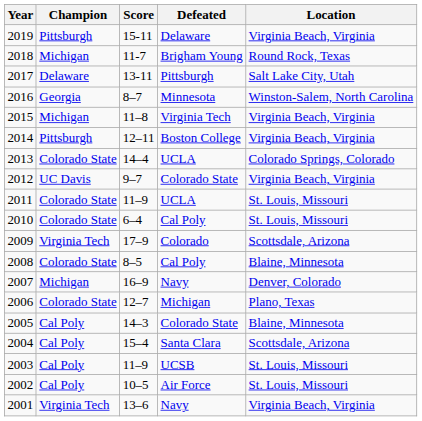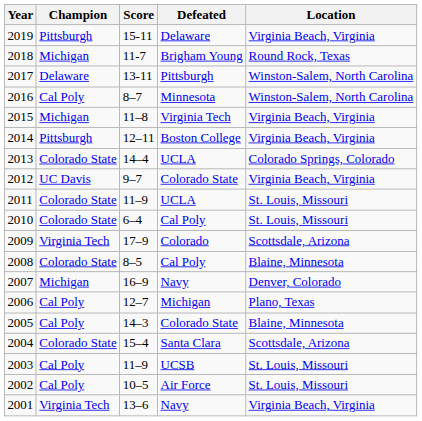(301, 76) Salt Lake City, Utah -> (331, 76) Winston-Salem, North Carolina
(60, 96) Georgia -> (62, 96) Cal Poly
(78, 302) Colorado State -> (62, 302) Cal Poly
(62, 343) Cal Poly -> (78, 343) Colorado State
